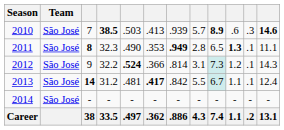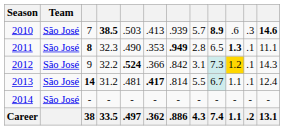(178, 65) .814 -> (178, 65) .842
(235, 65) no background -> (235, 65) gold background
(178, 82) .842 -> (178, 82) .814
